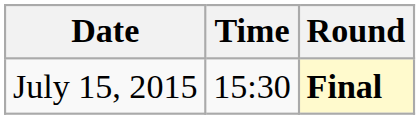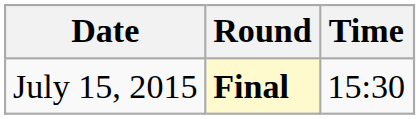columns swapped: (252, 31) <-> (356, 31)
